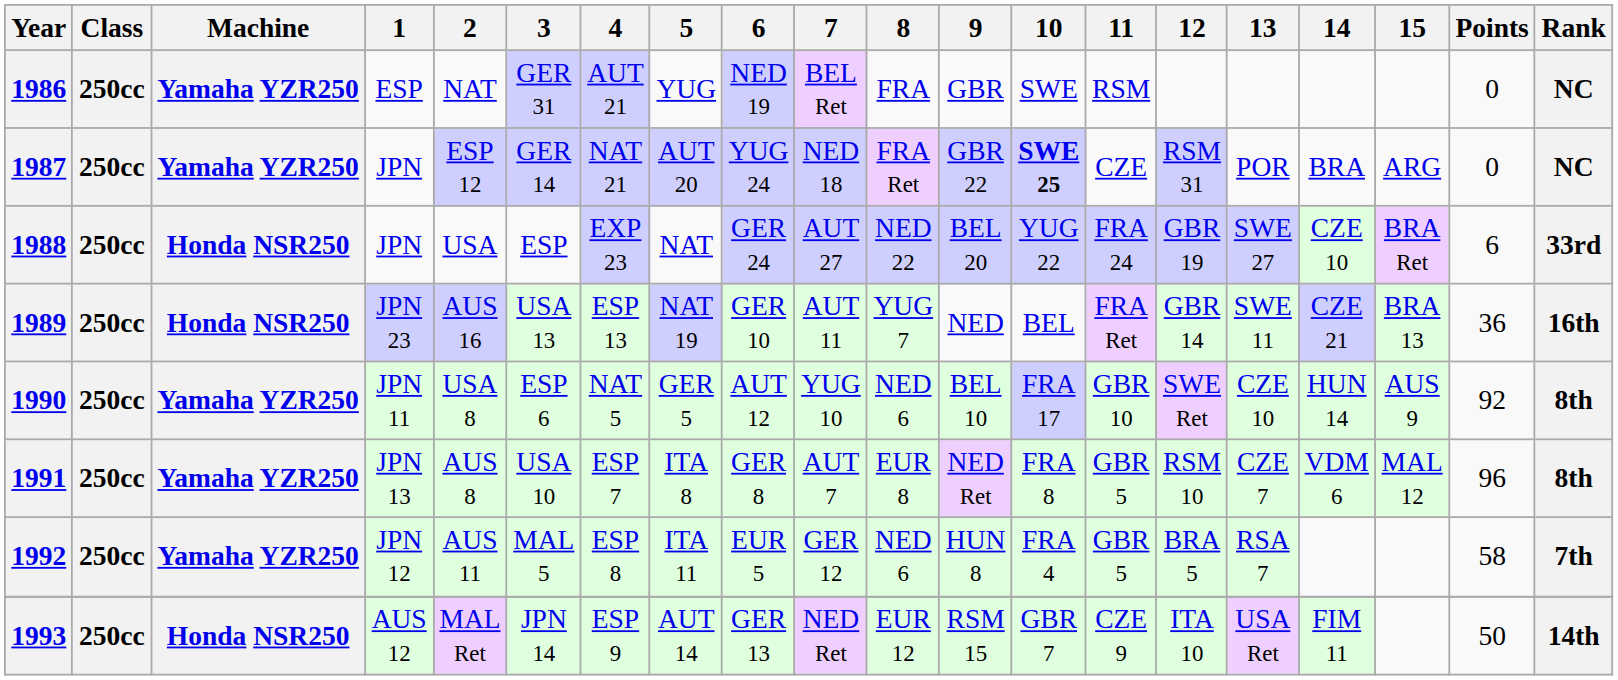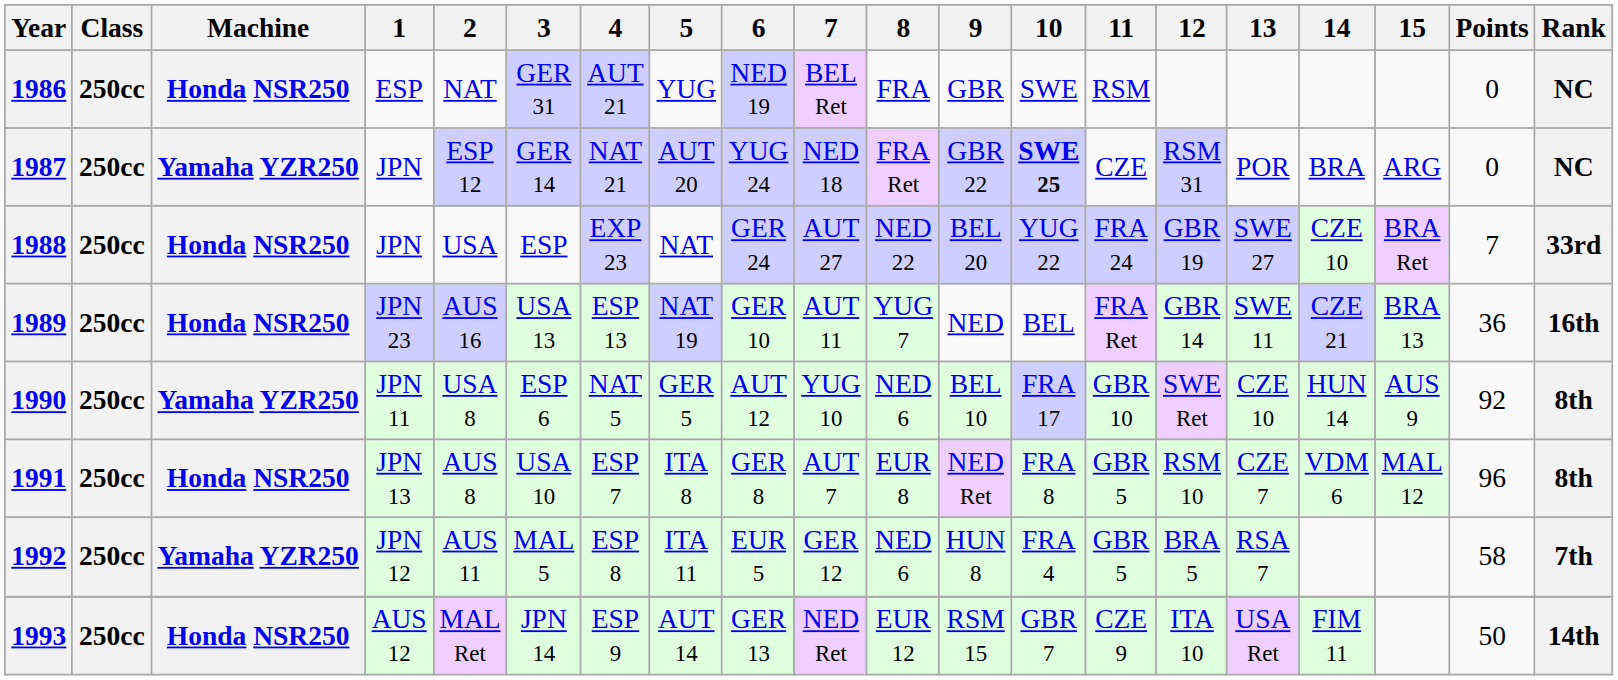(258, 89) Yamaha YZR250 -> (258, 89) Honda NSR250
(1492, 244) 6 -> (1492, 244) 7
(258, 478) Yamaha YZR250 -> (258, 478) Honda NSR250
